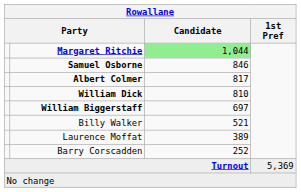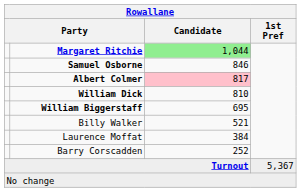(241, 79) no background -> (241, 79) pink background
(241, 108) 697 -> (241, 108) 695
(241, 137) 389 -> (241, 137) 384
(280, 166) 5,369 -> (280, 166) 5,367
